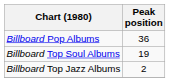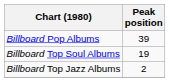(144, 38) 36 -> (144, 38) 39
